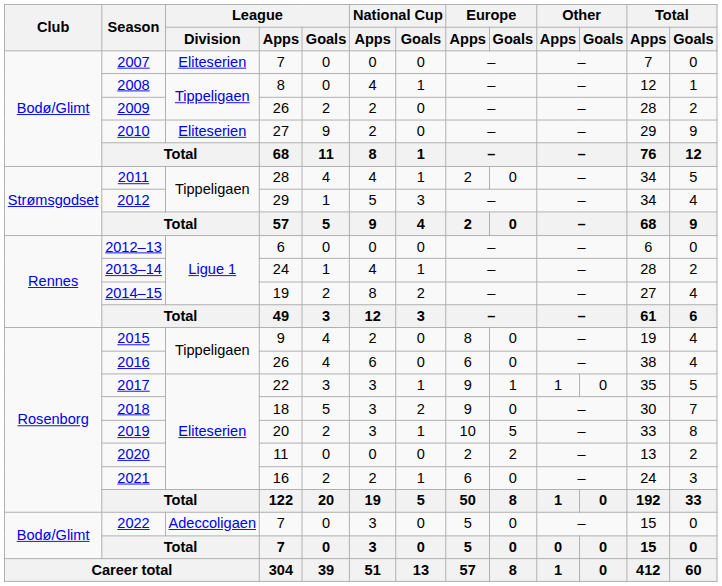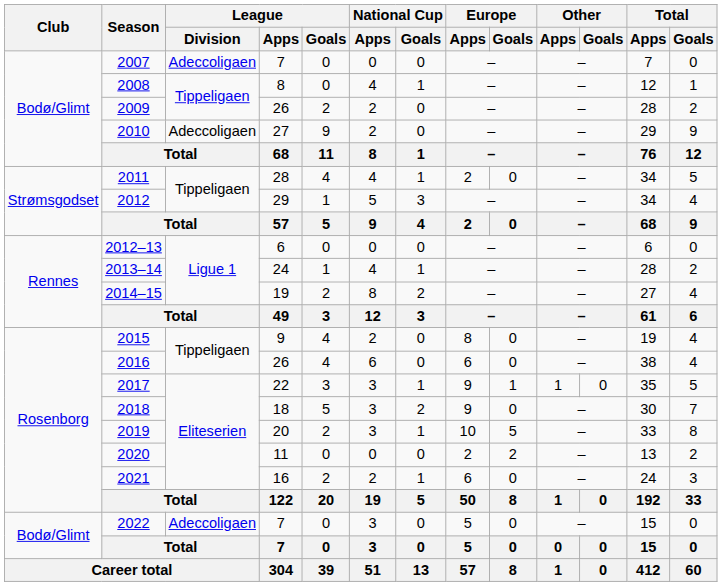(212, 62) Eliteserien -> (212, 62) Adeccoligaen
(212, 131) Eliteserien -> (212, 131) Adeccoligaen
